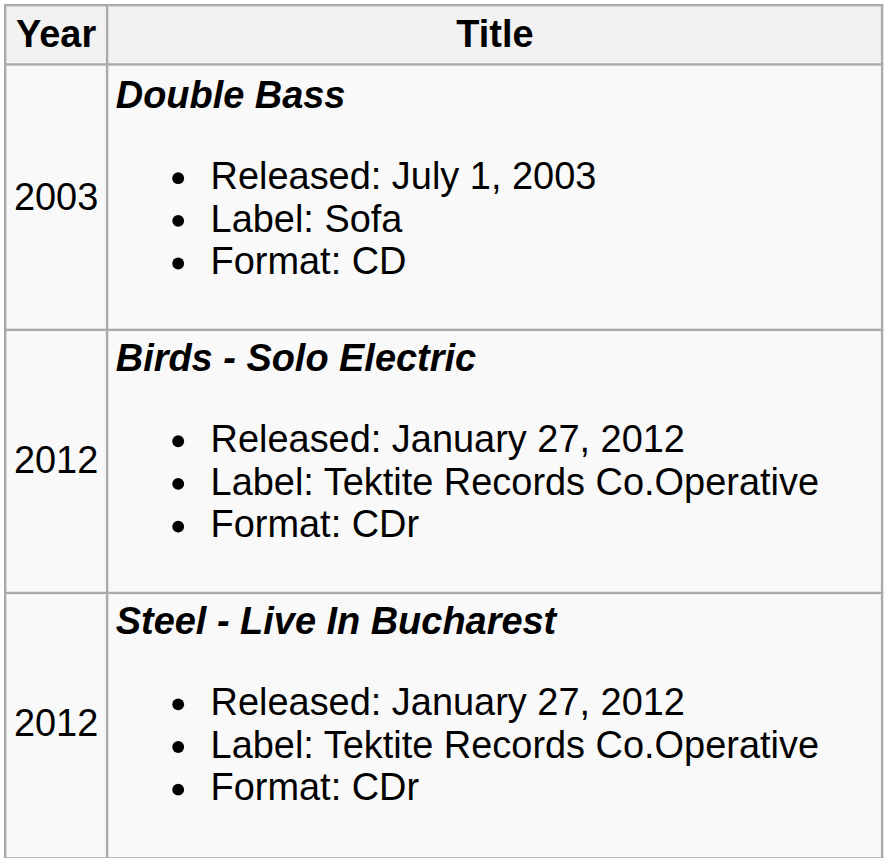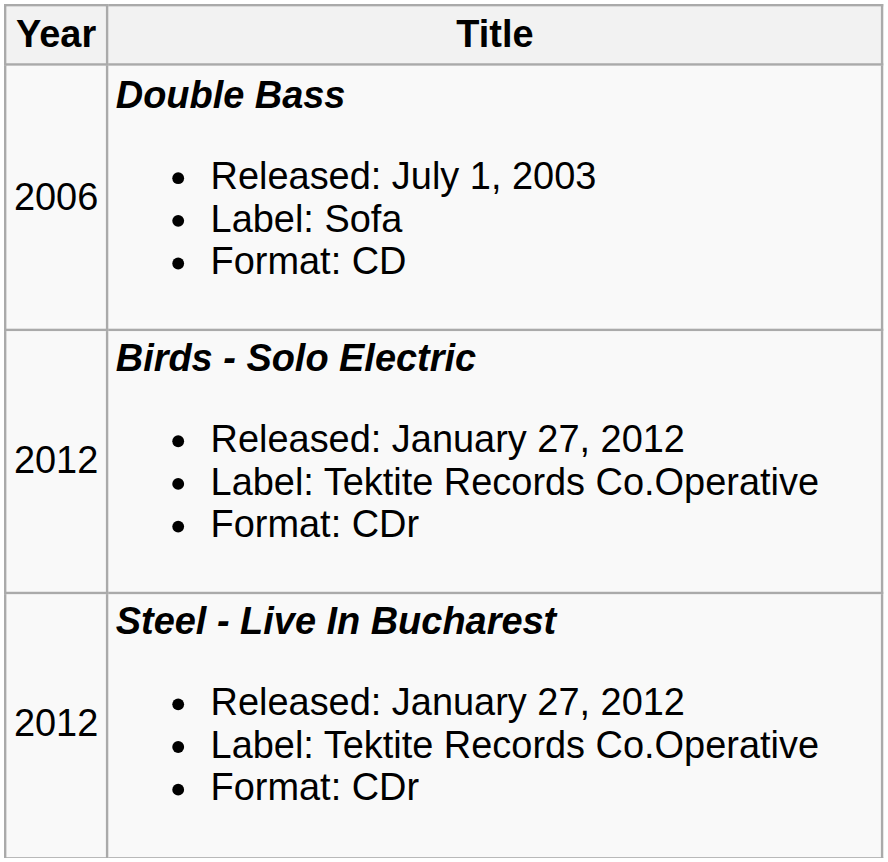(56, 196) 2003 -> (56, 196) 2006
